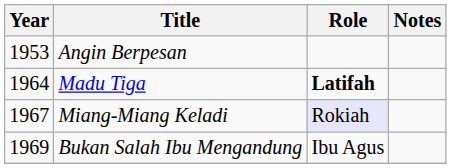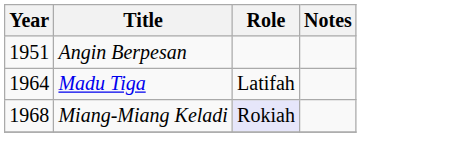(29, 52) 1953 -> (29, 52) 1951
(343, 83) bold -> (266, 83) normal
(29, 115) 1967 -> (29, 115) 1968
- row: (180, 147)
